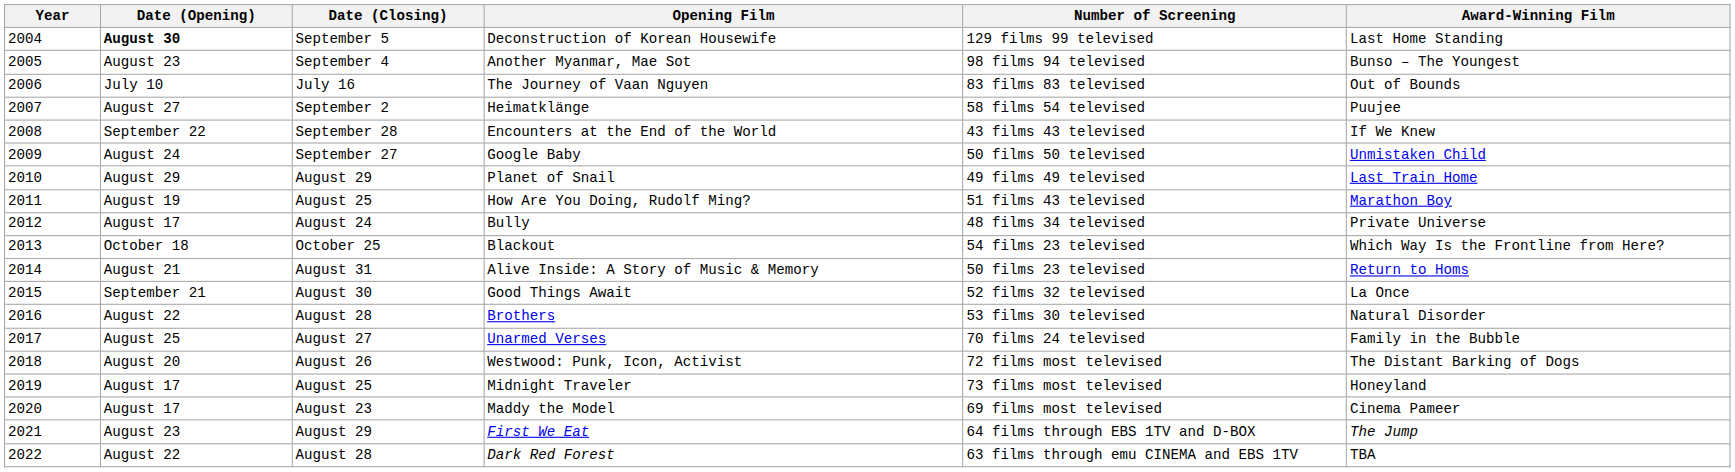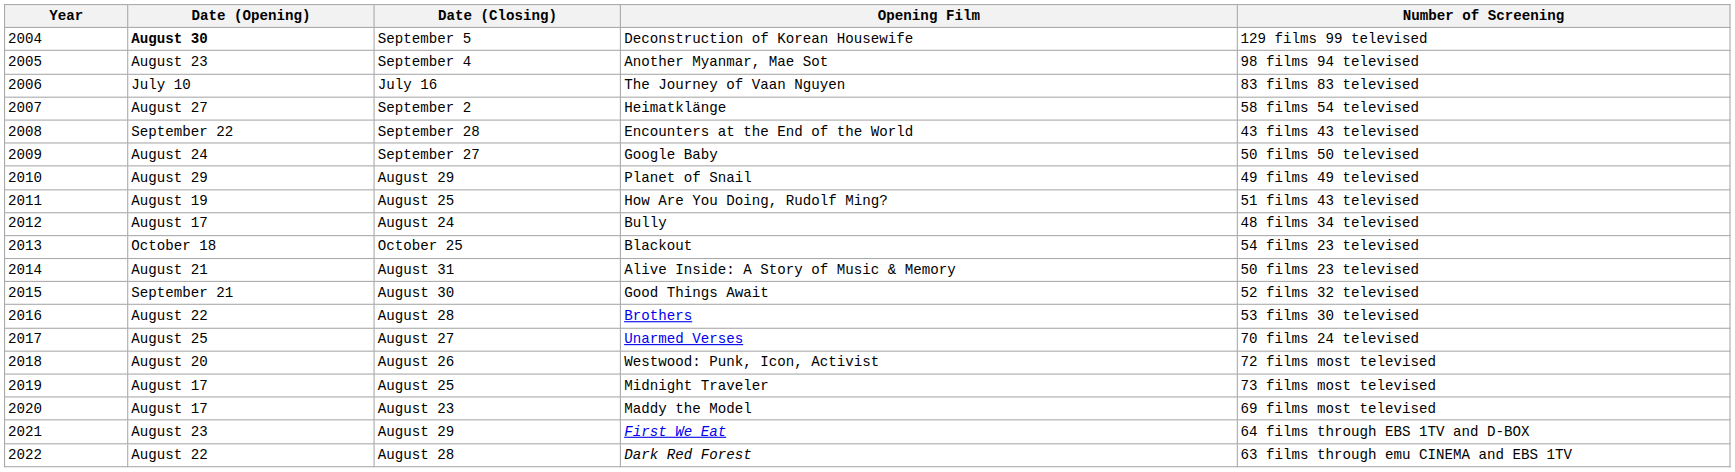- column: (1538, 16)
